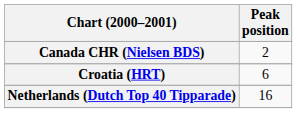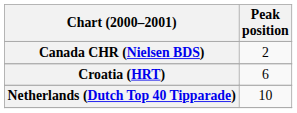(265, 96) 16 -> (265, 96) 10
